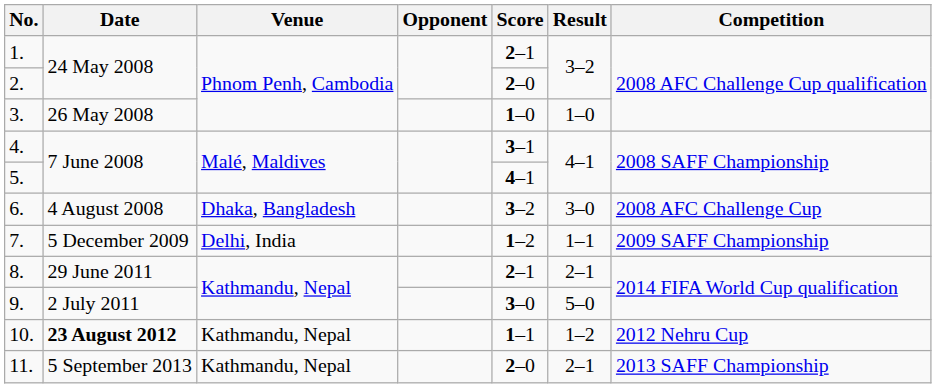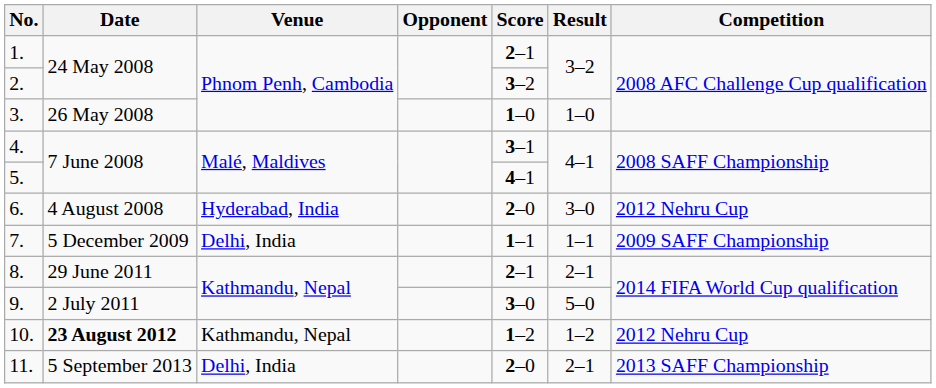(520, 83) 2–0 -> (520, 83) 3–2
(278, 209) Dhaka, Bangladesh -> (270, 209) Hyderabad, India
(520, 209) 3–2 -> (520, 209) 2–0
(719, 209) 2008 AFC Challenge Cup -> (682, 209) 2012 Nehru Cup
(520, 240) 1–2 -> (520, 240) 1–1
(520, 334) 1–1 -> (520, 334) 1–2
(276, 366) Kathmandu, Nepal -> (248, 366) Delhi, India
